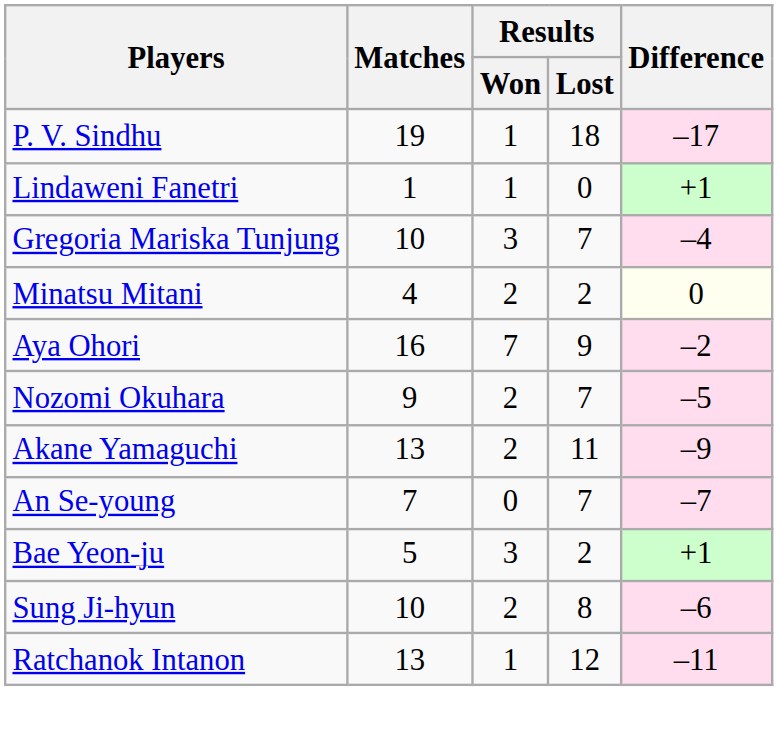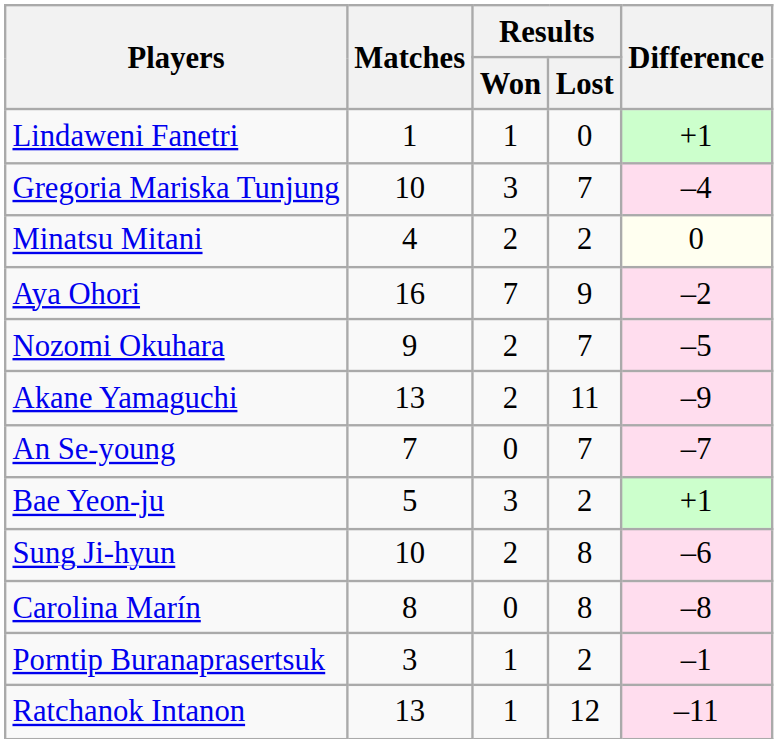- row: (87, 135)
+ row: (107, 606)
+ row: (169, 659)
